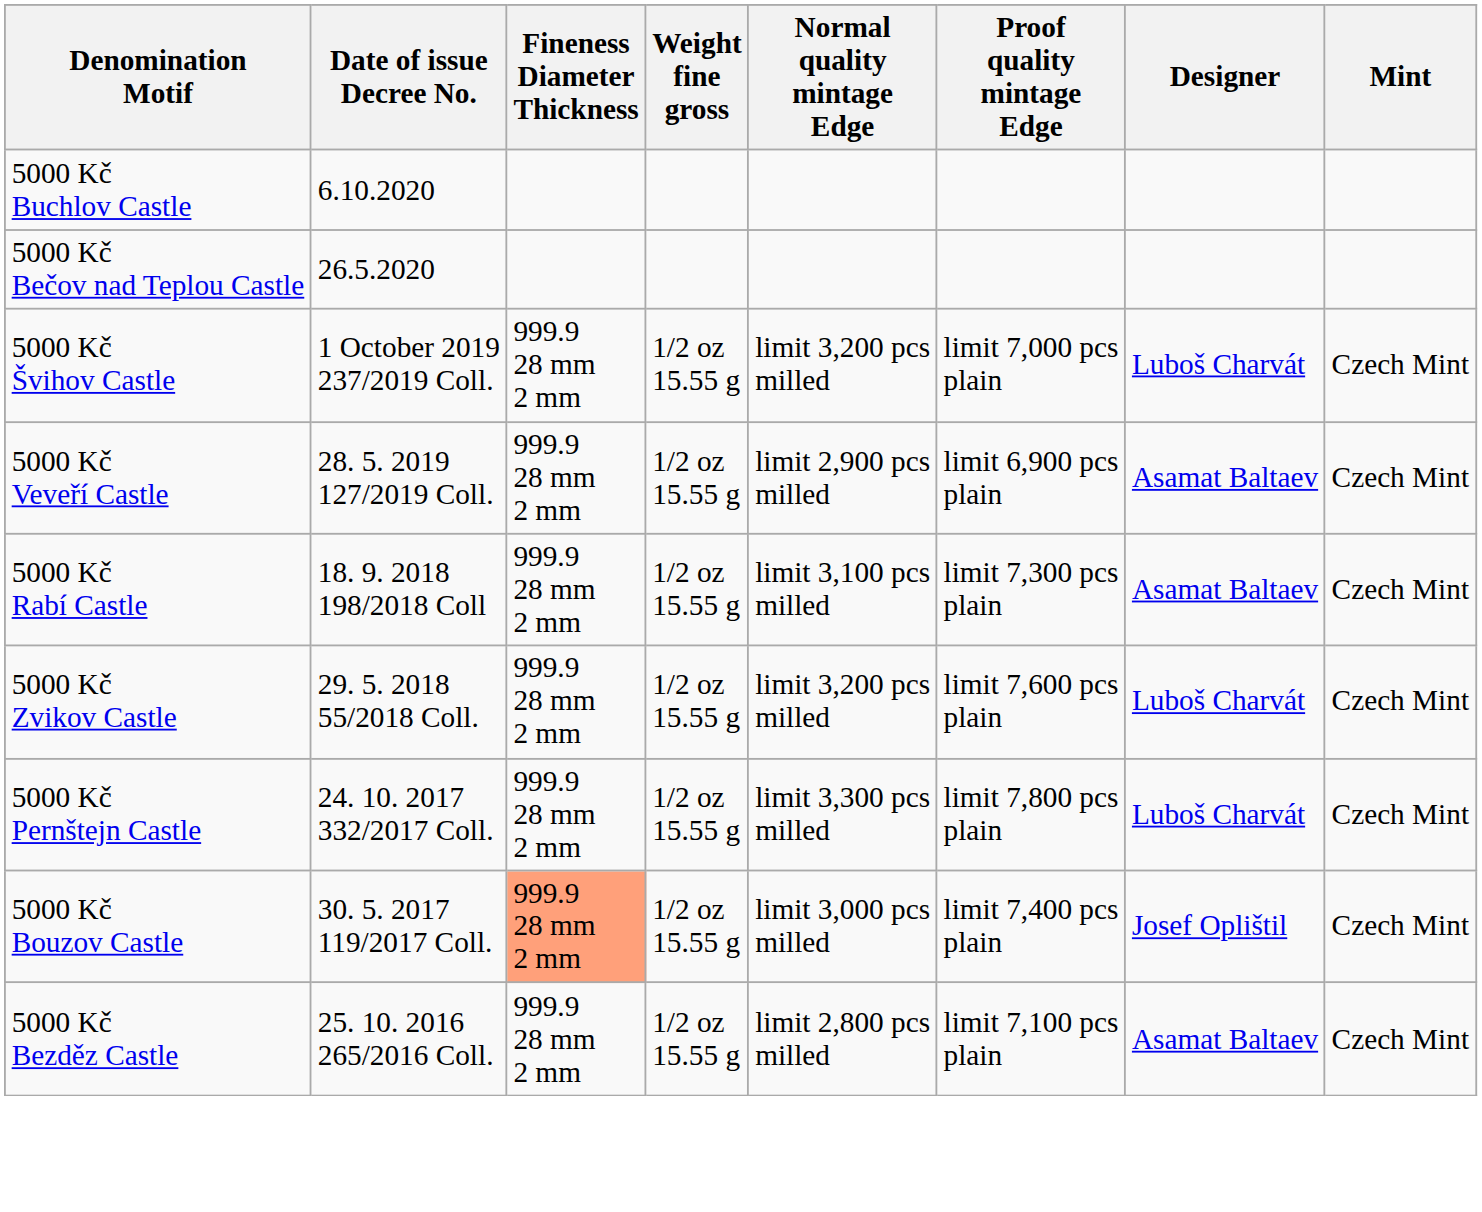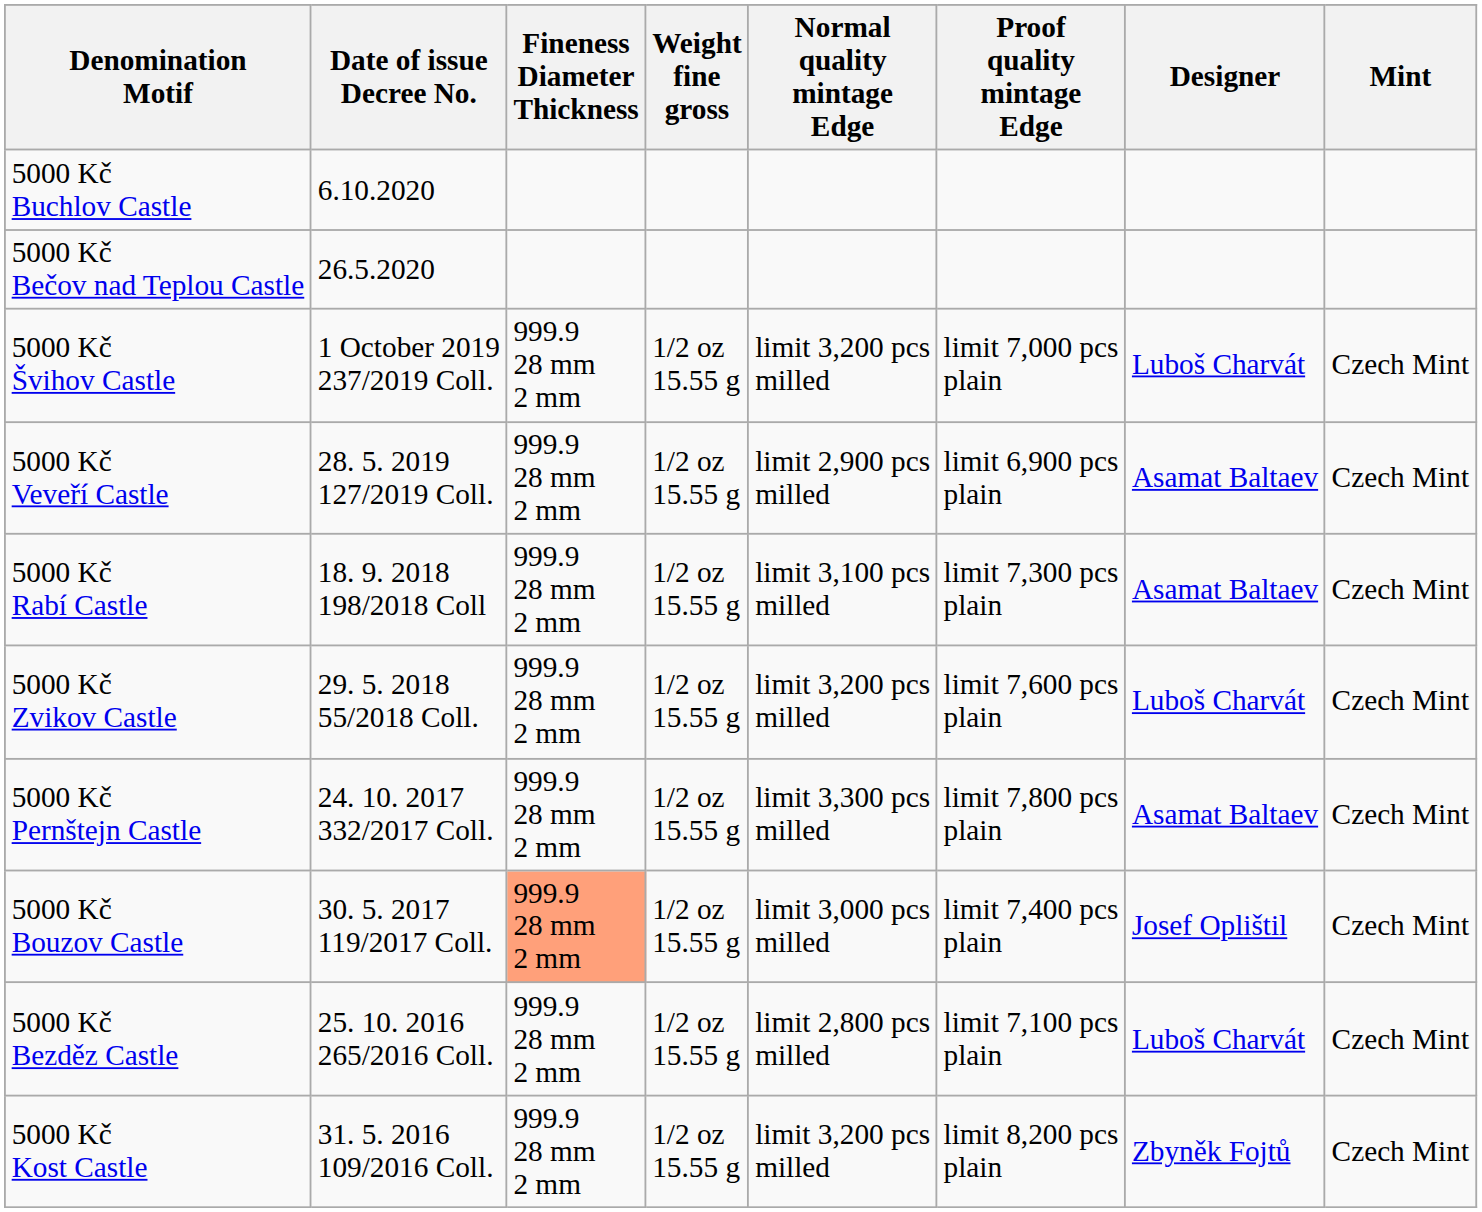(1219, 813) Luboš Charvát -> (1225, 813) Asamat Baltaev
(1225, 1038) Asamat Baltaev -> (1219, 1038) Luboš Charvát
+ row: (80, 1150)
